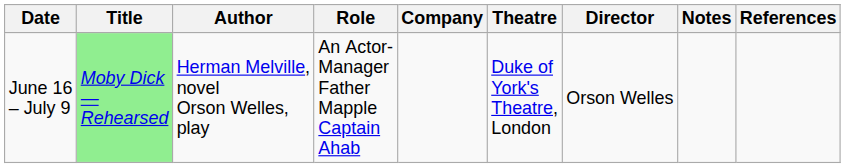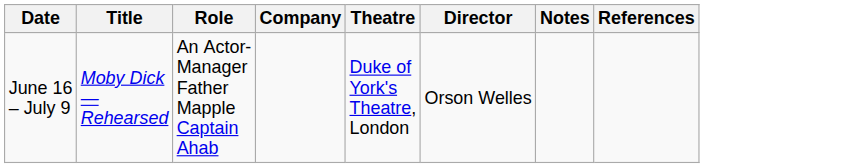- column: (243, 18)
(125, 97) lightgreen background -> (125, 97) no background
